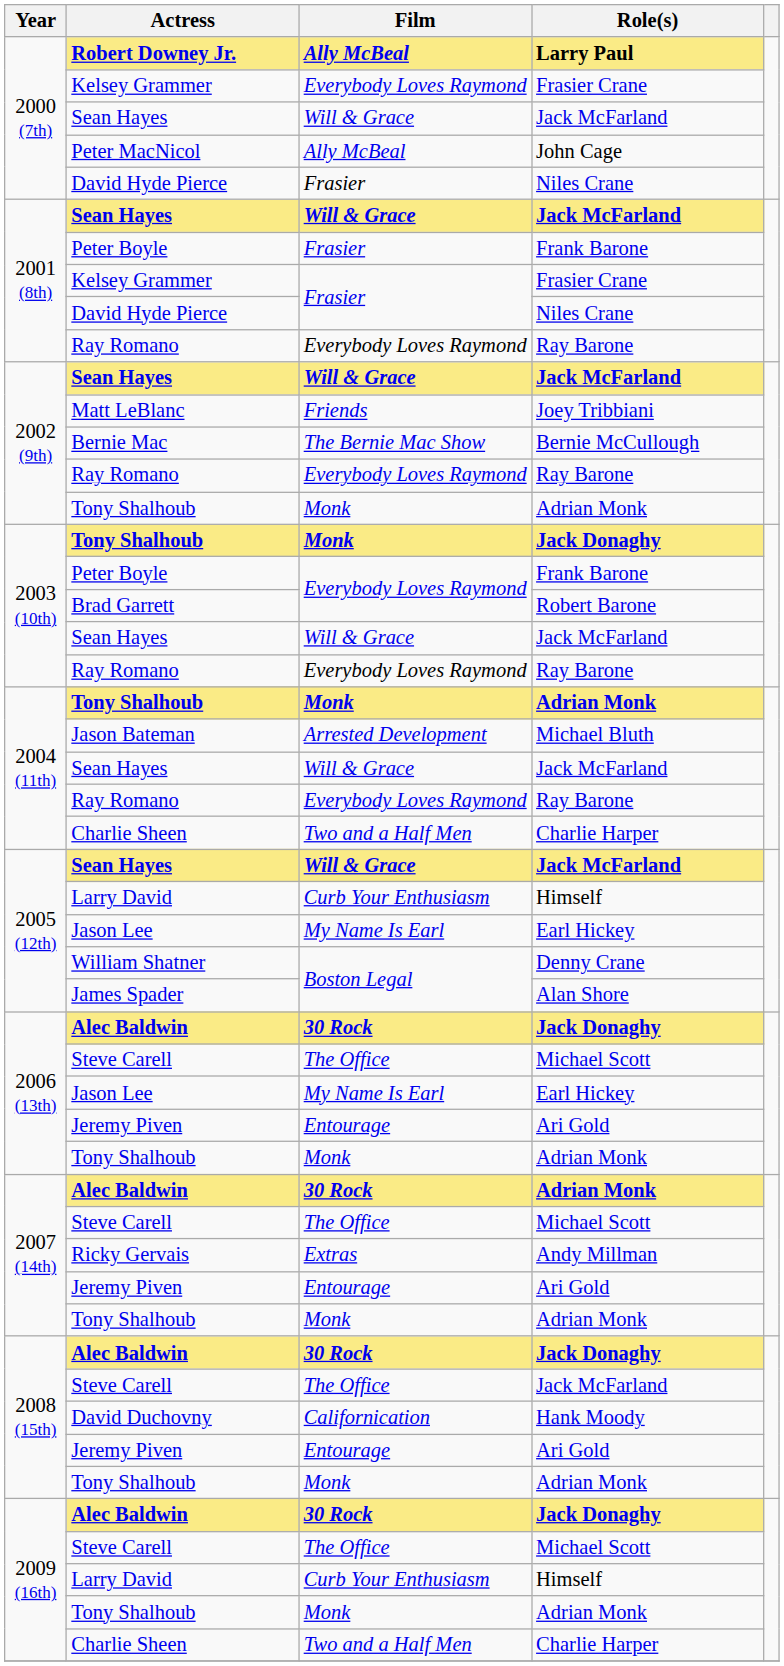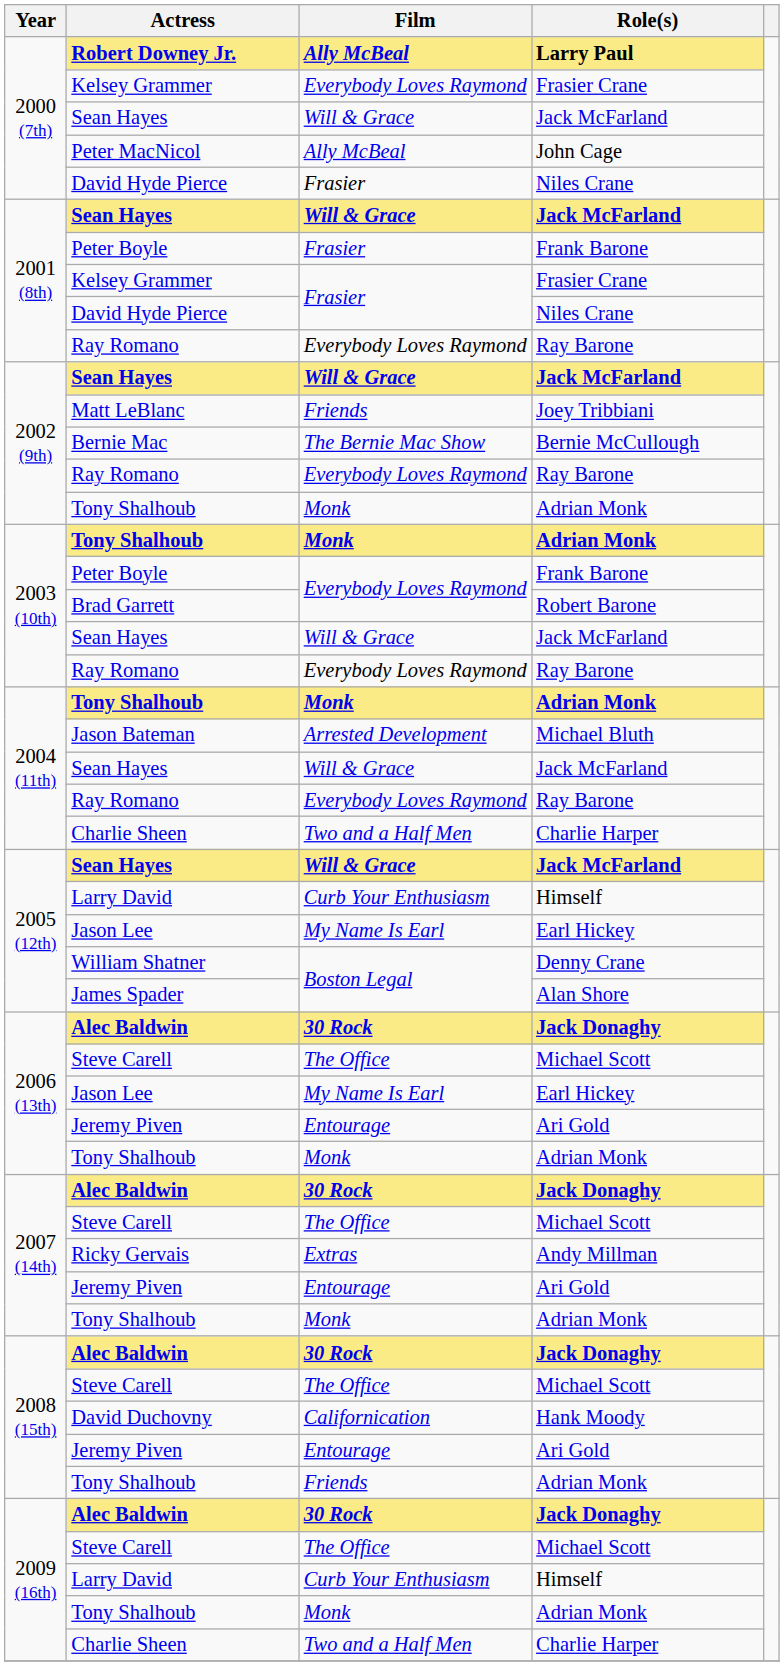(598, 540) Jack Donaghy -> (596, 540) Adrian Monk
(596, 1190) Adrian Monk -> (598, 1190) Jack Donaghy
(602, 1384) Jack McFarland -> (593, 1384) Michael Scott
(327, 1482) Monk -> (336, 1482) Friends
